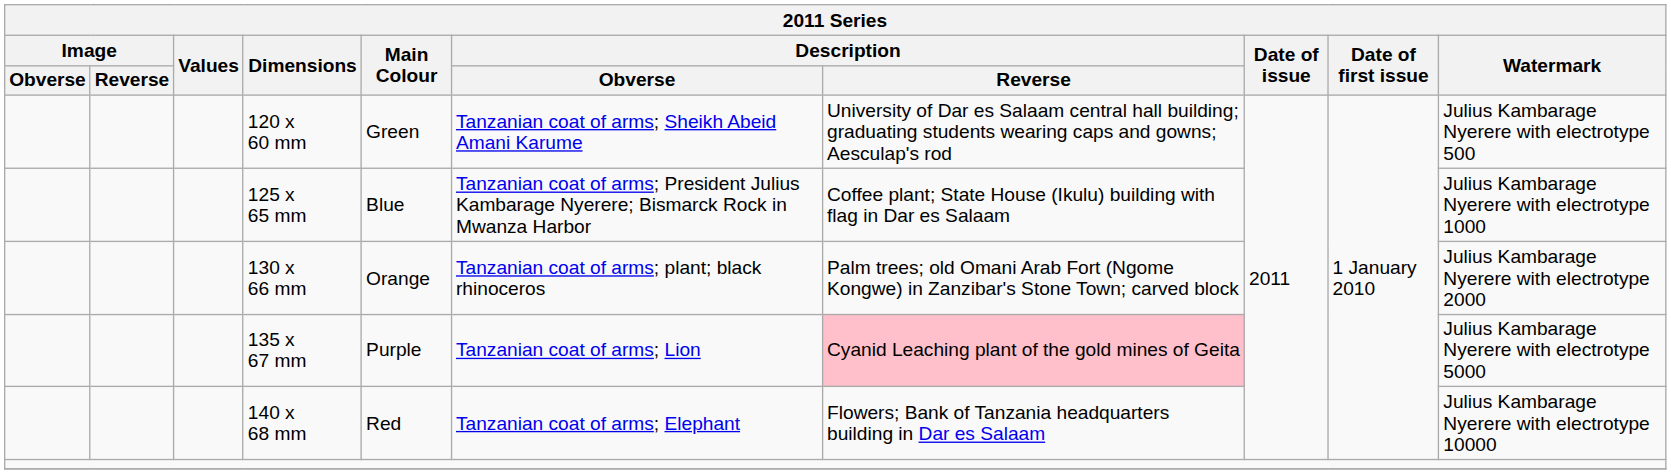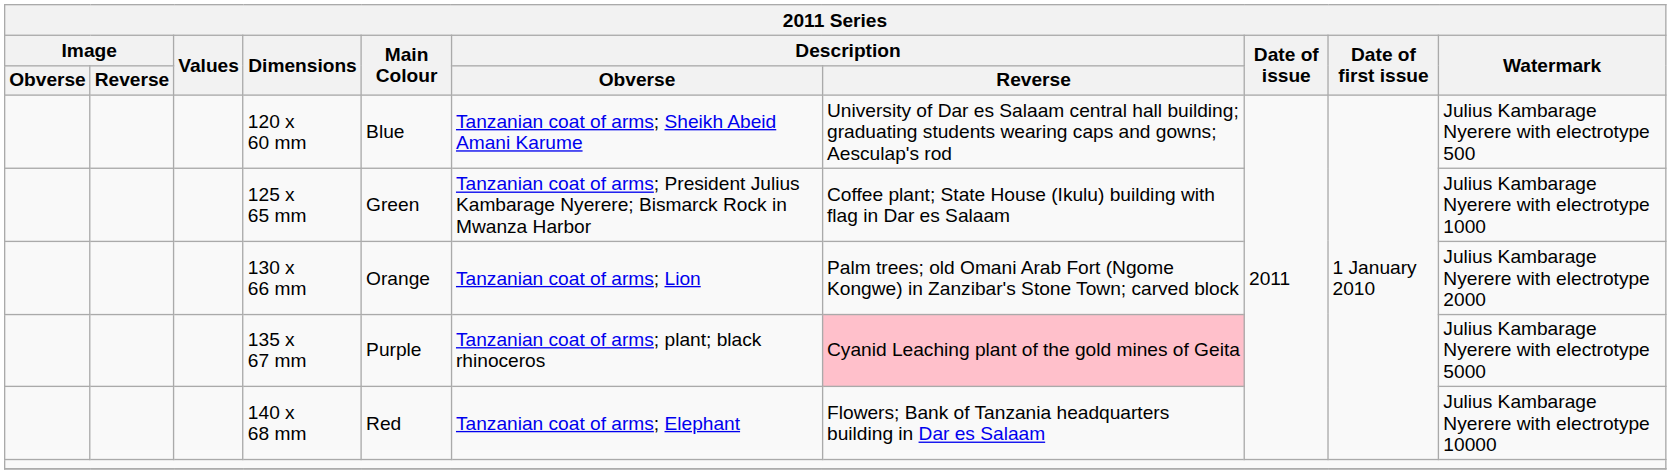(393, 132) Green -> (385, 132) Blue
(385, 205) Blue -> (393, 205) Green
(609, 278) Tanzanian coat of arms; plant; black rhinoceros -> (578, 278) Tanzanian coat of arms; Lion
(578, 351) Tanzanian coat of arms; Lion -> (609, 351) Tanzanian coat of arms; plant; black rhinoceros
